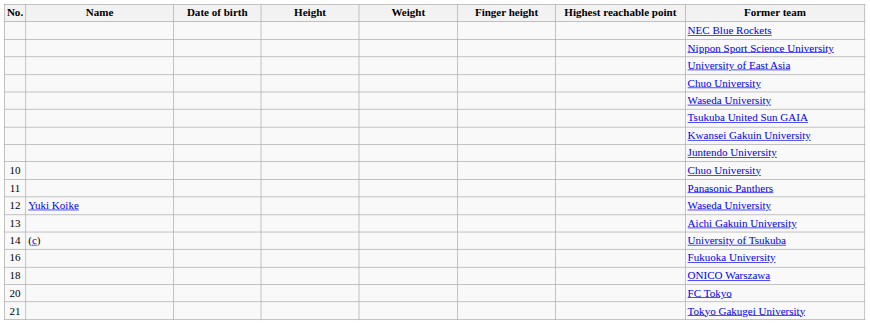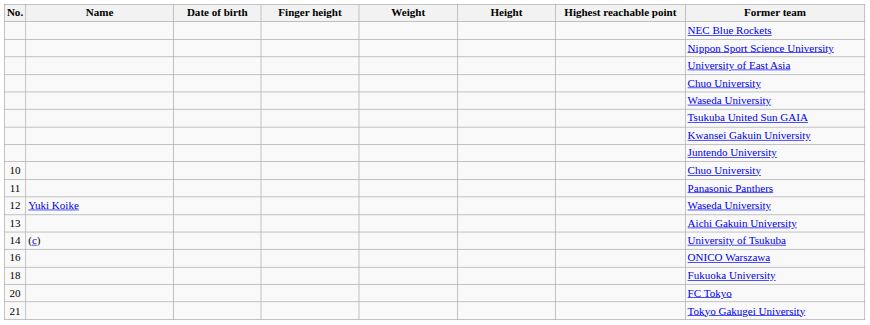columns swapped: (310, 13) <-> (507, 13)
(732, 258) Fukuoka University -> (729, 258) ONICO Warszawa
(729, 275) ONICO Warszawa -> (732, 275) Fukuoka University
